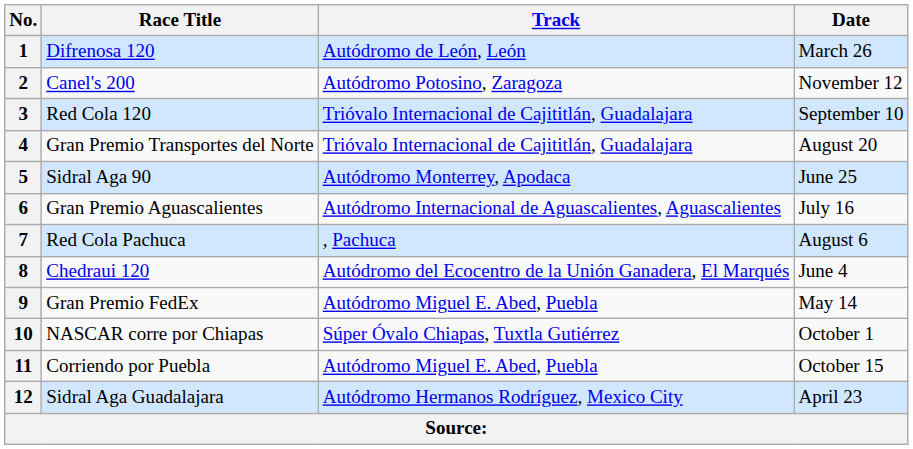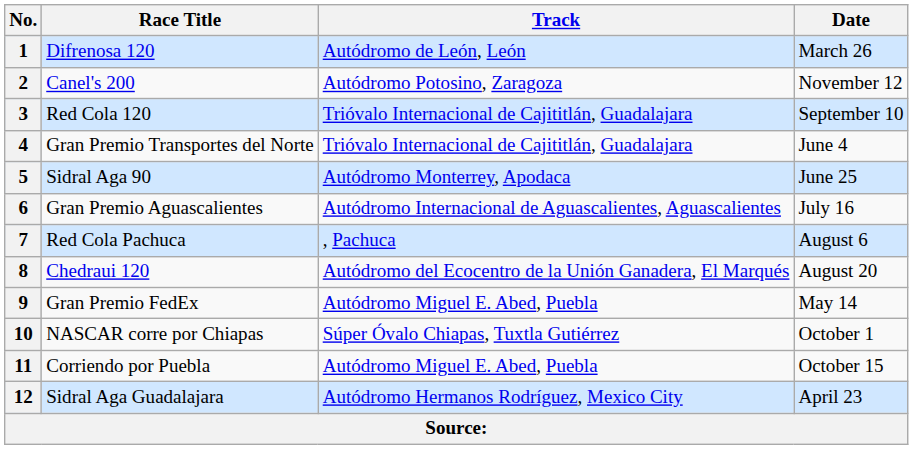(838, 145) August 20 -> (823, 145) June 4
(823, 271) June 4 -> (838, 271) August 20
